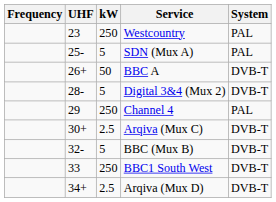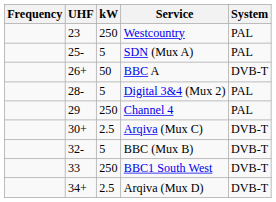(250, 91) DVB-T -> (242, 91) PAL
